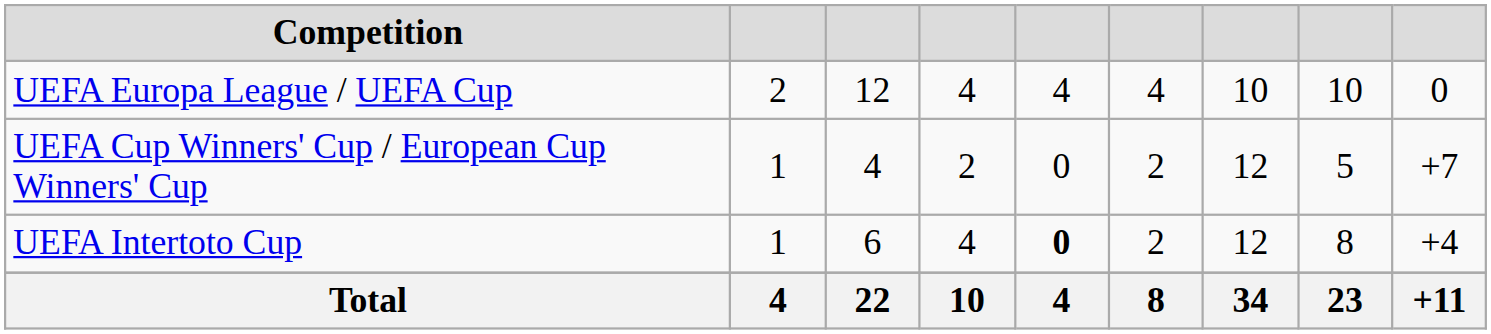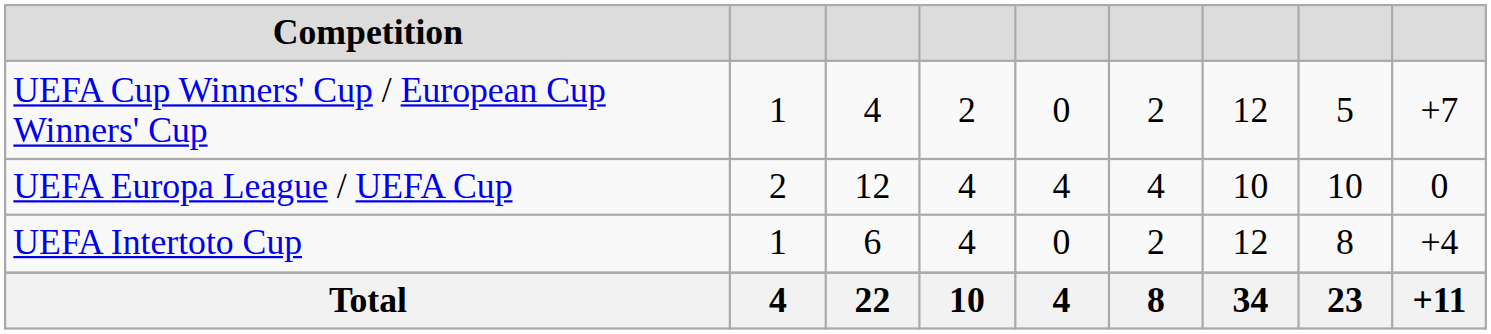rows swapped: (310, 166) <-> (263, 89)
(1061, 242) bold -> (1061, 242) normal
